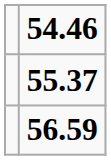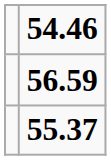rows swapped: (62, 79) <-> (62, 129)
